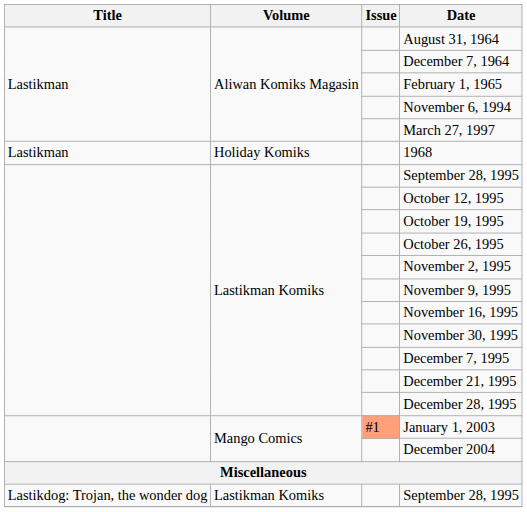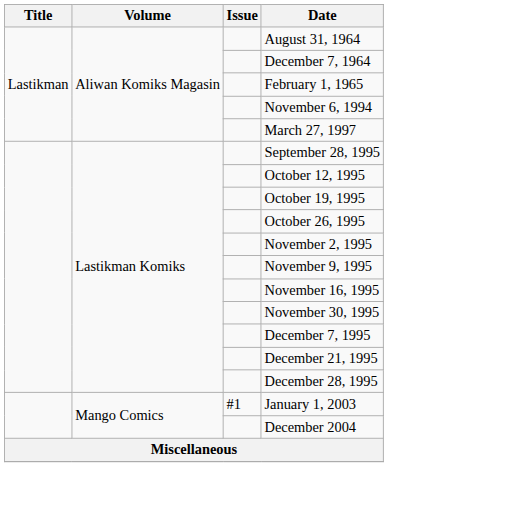- row: (38, 152)
(373, 426) lightsalmon background -> (234, 404) no background
- row: (108, 495)
